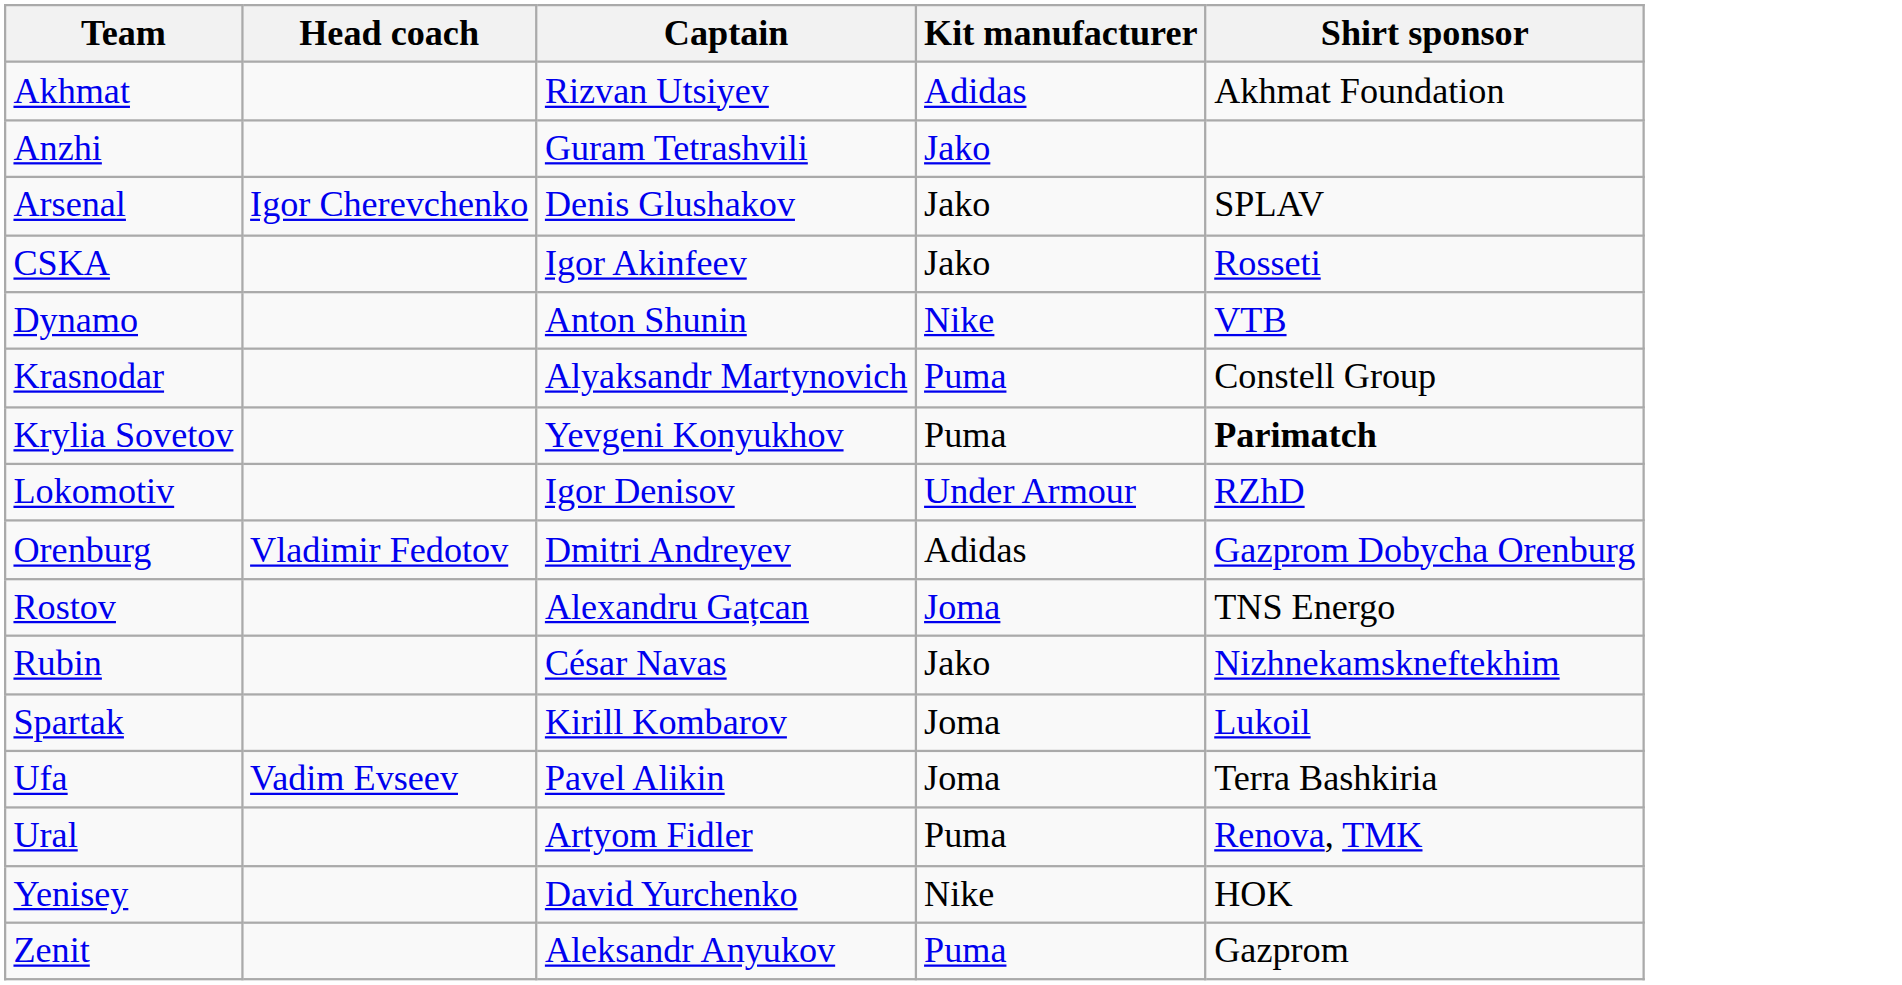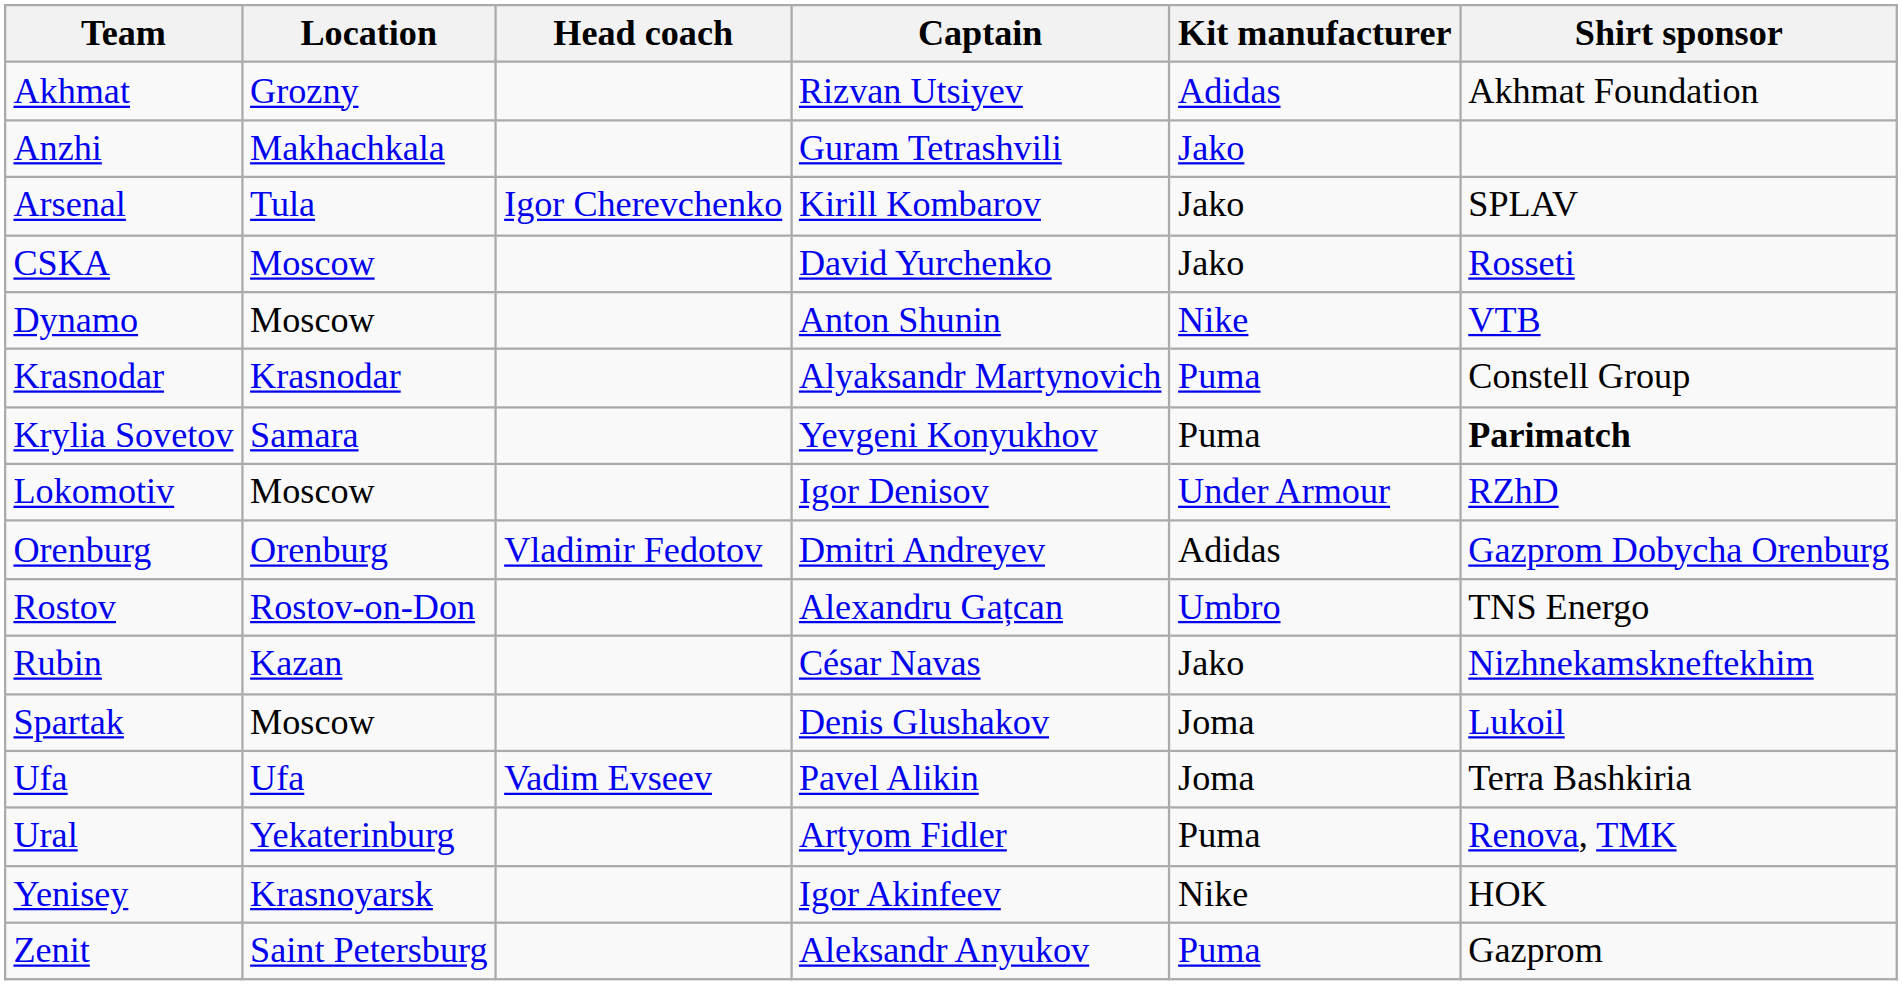+ column: (369, 33)
(670, 205) Denis Glushakov -> (920, 205) Kirill Kombarov
(646, 262) Igor Akinfeev -> (925, 262) David Yurchenko
(962, 606) Joma -> (1229, 606) Umbro
(666, 721) Kirill Kombarov -> (924, 721) Denis Glushakov
(671, 893) David Yurchenko -> (900, 893) Igor Akinfeev
